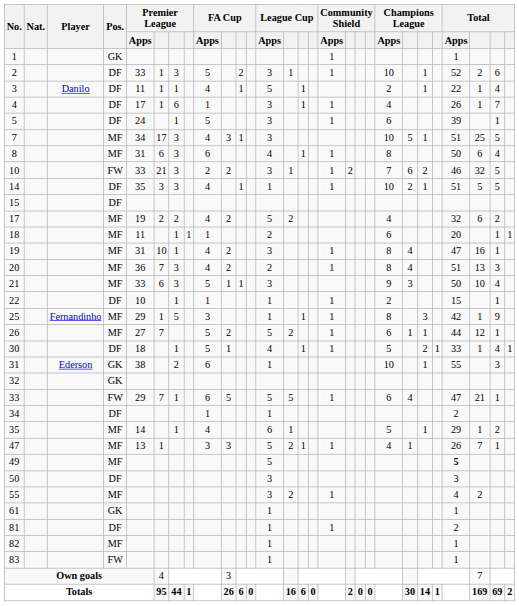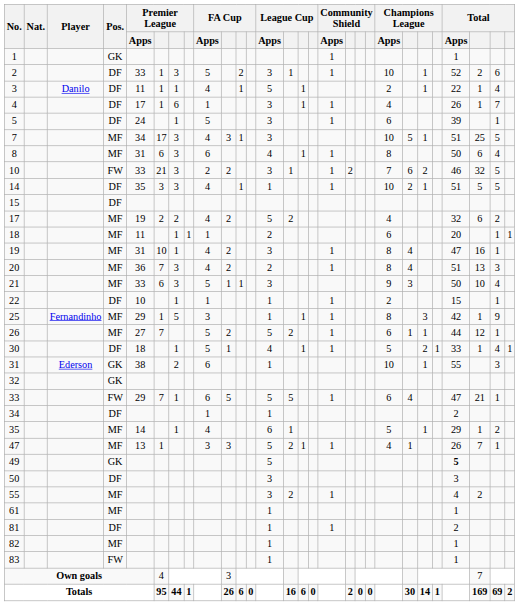(115, 462) MF -> (115, 462) GK
(115, 511) GK -> (115, 511) MF
